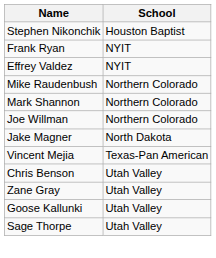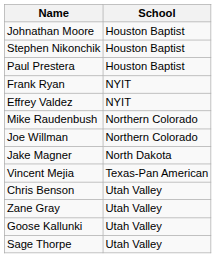+ row: (51, 31)
+ row: (41, 66)
- row: (43, 102)
